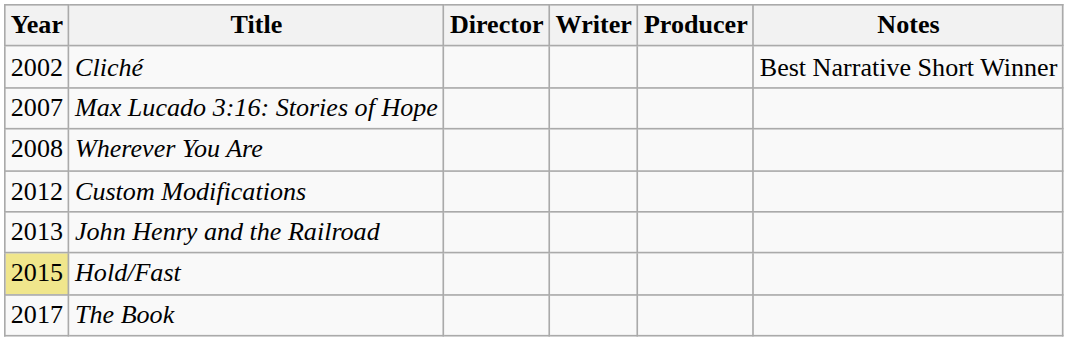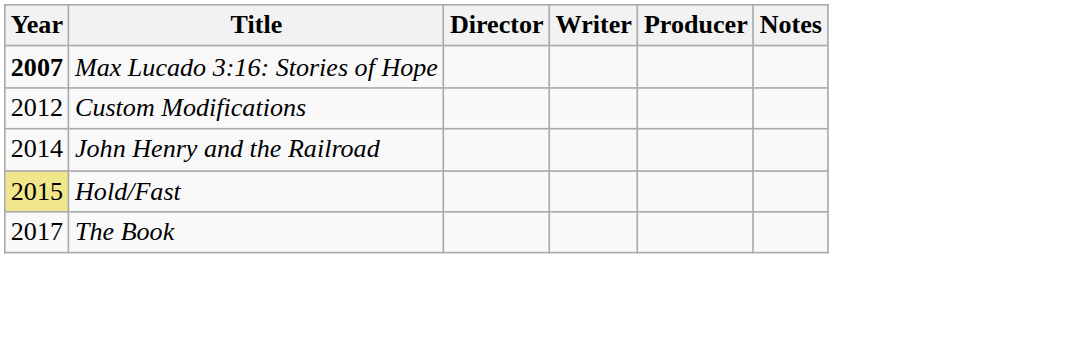- row: (109, 66)
(37, 107) normal -> (37, 66) bold
- row: (169, 149)
(37, 231) 2013 -> (37, 149) 2014
